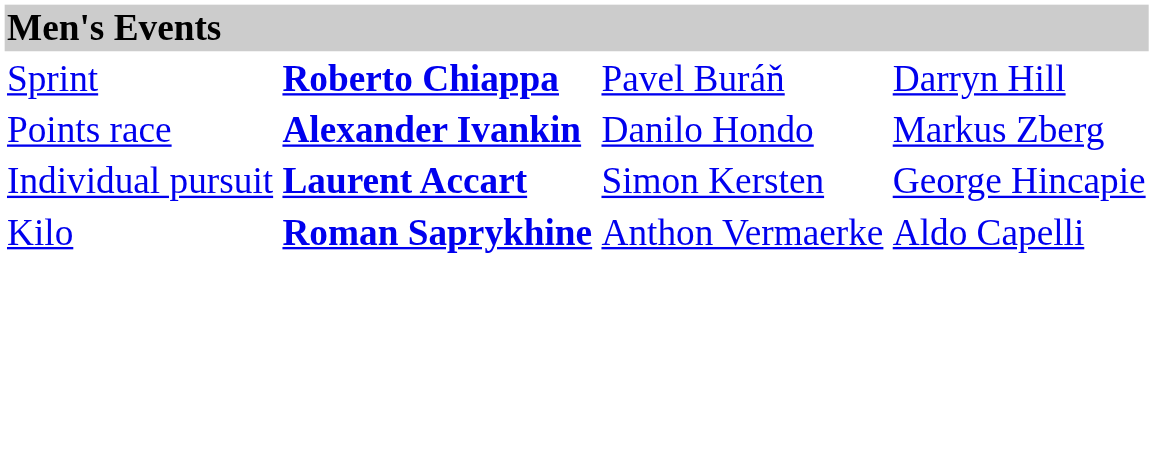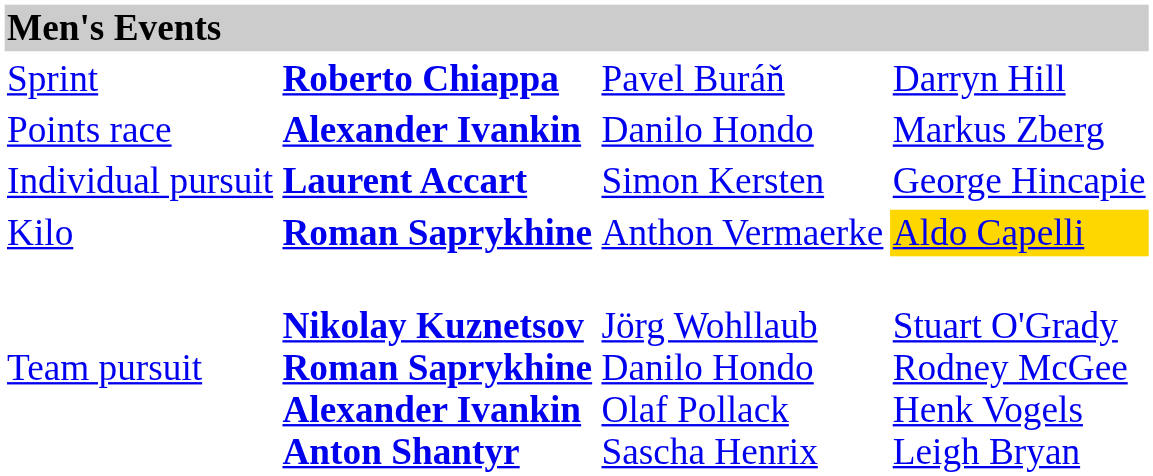(989, 232) no background -> (989, 232) gold background
+ row: (105, 367)
